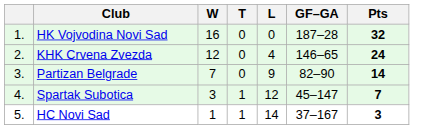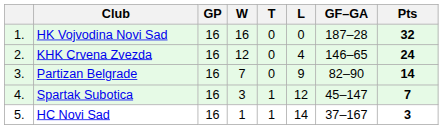+ column: (213, 14)
